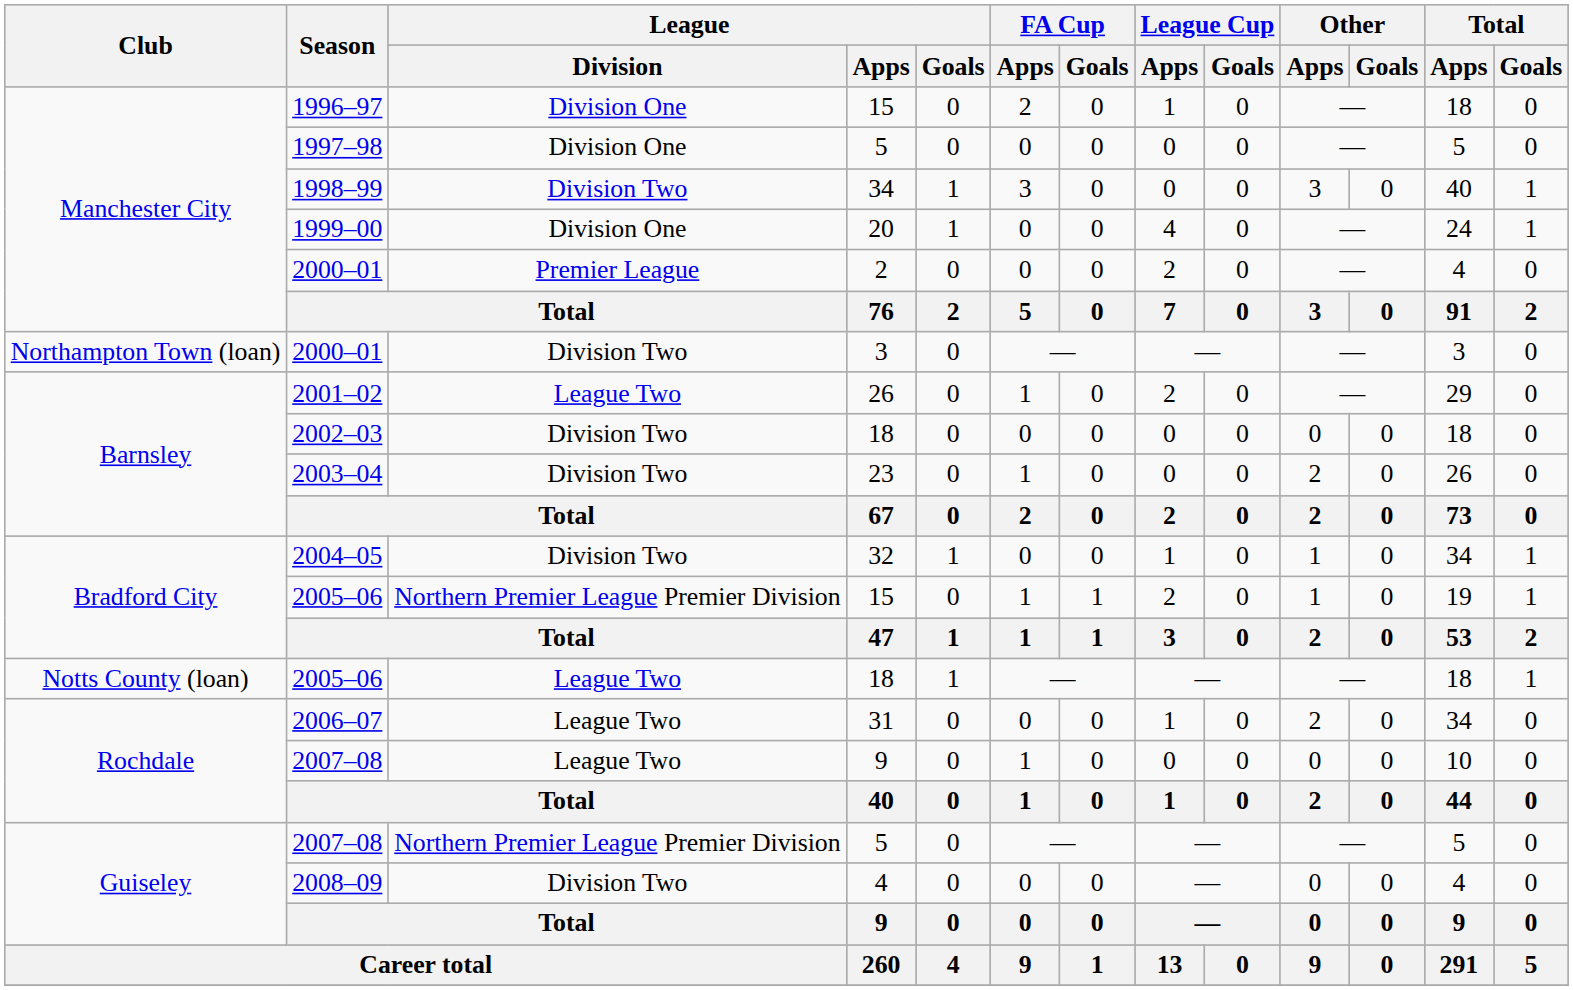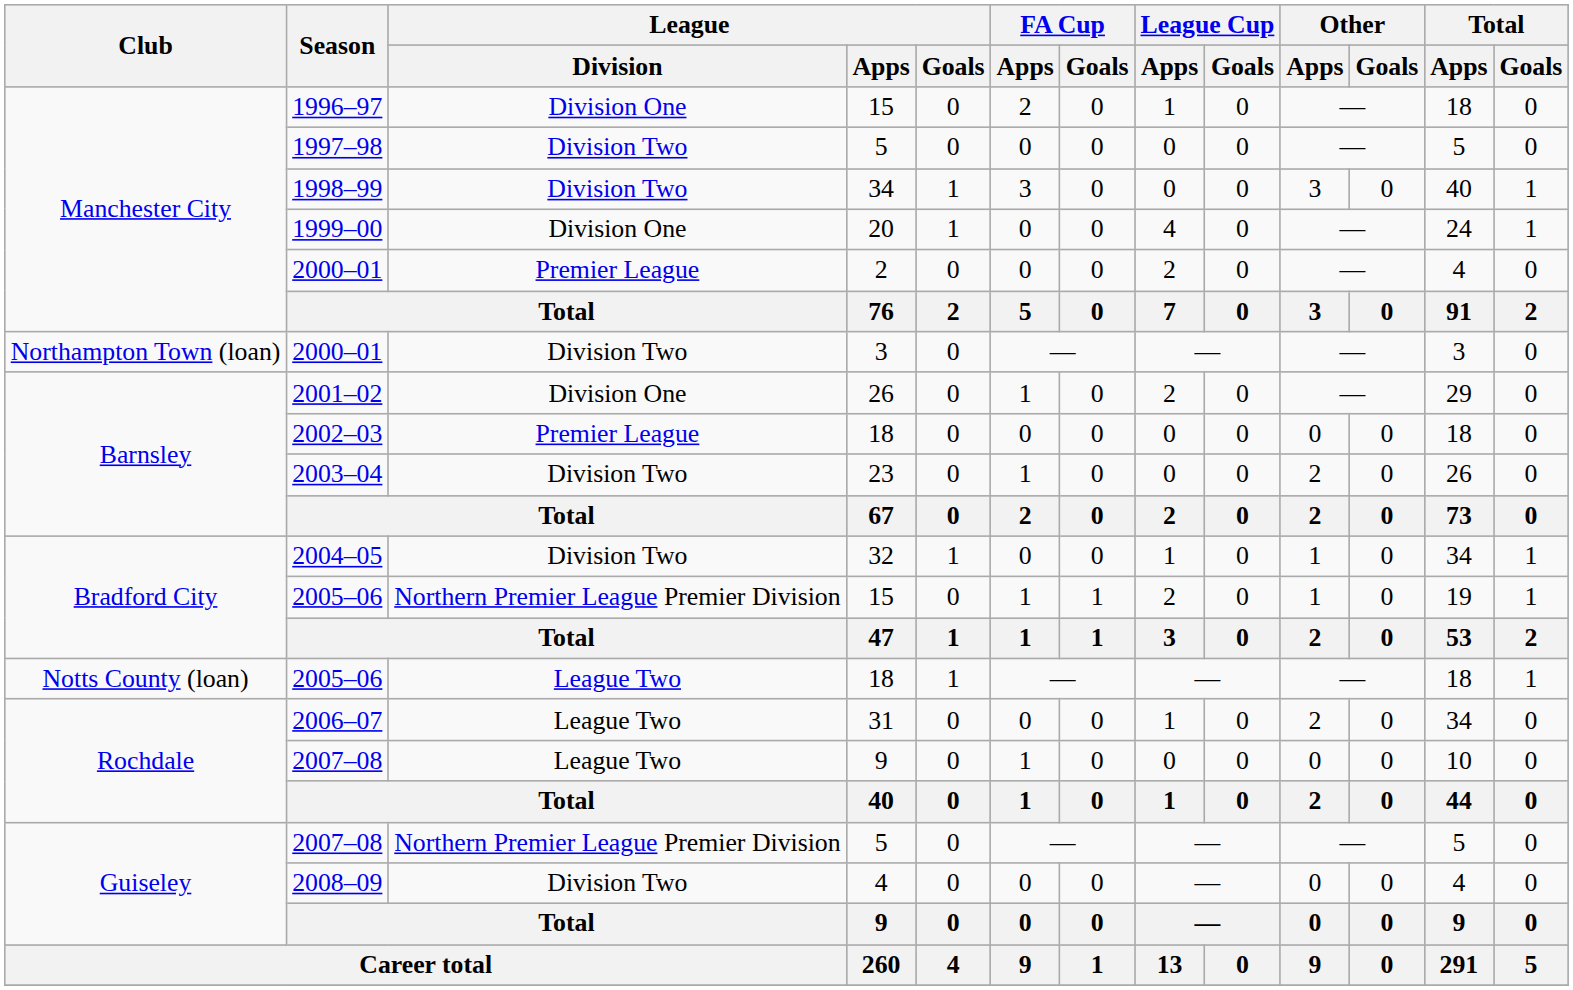(617, 147) Division One -> (617, 147) Division Two
(617, 392) League Two -> (617, 392) Division One
(617, 433) Division Two -> (617, 433) Premier League
